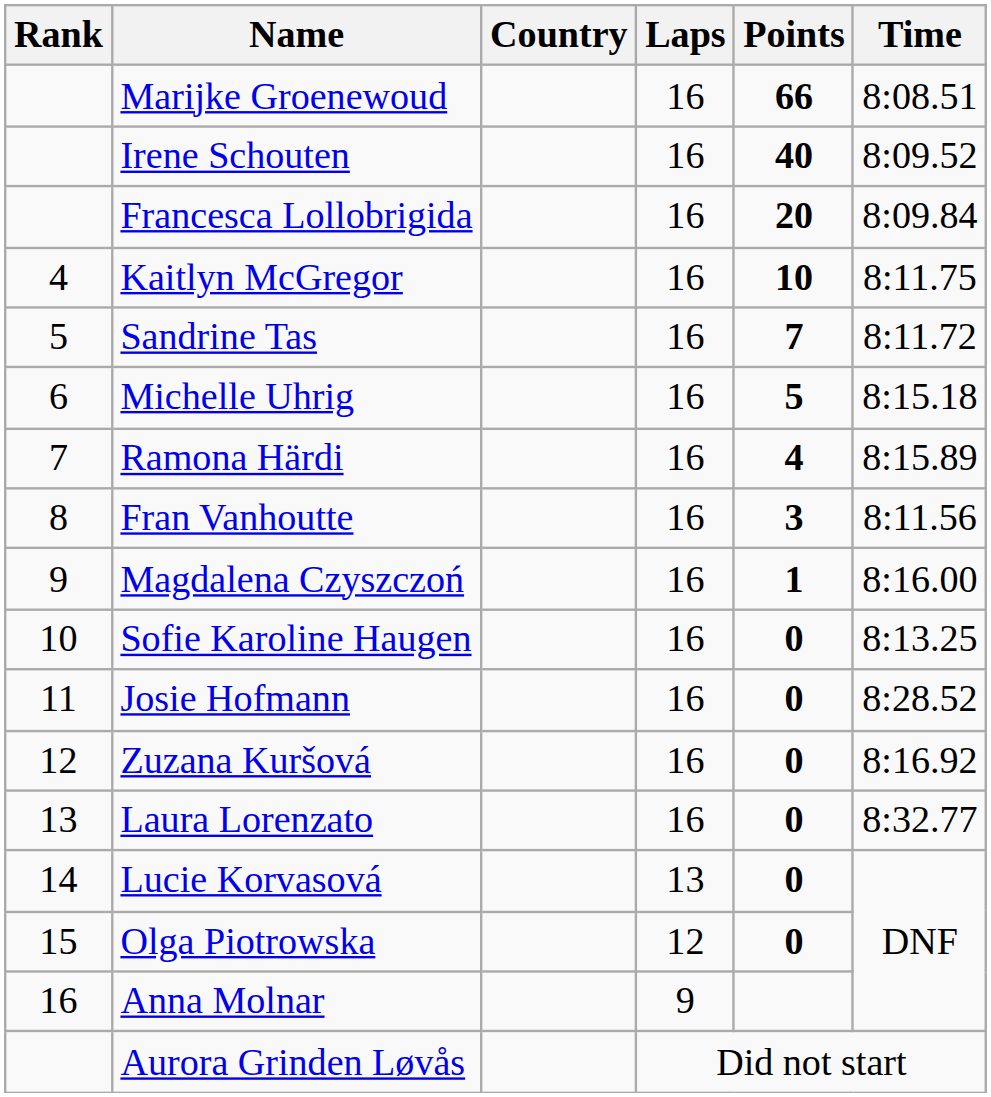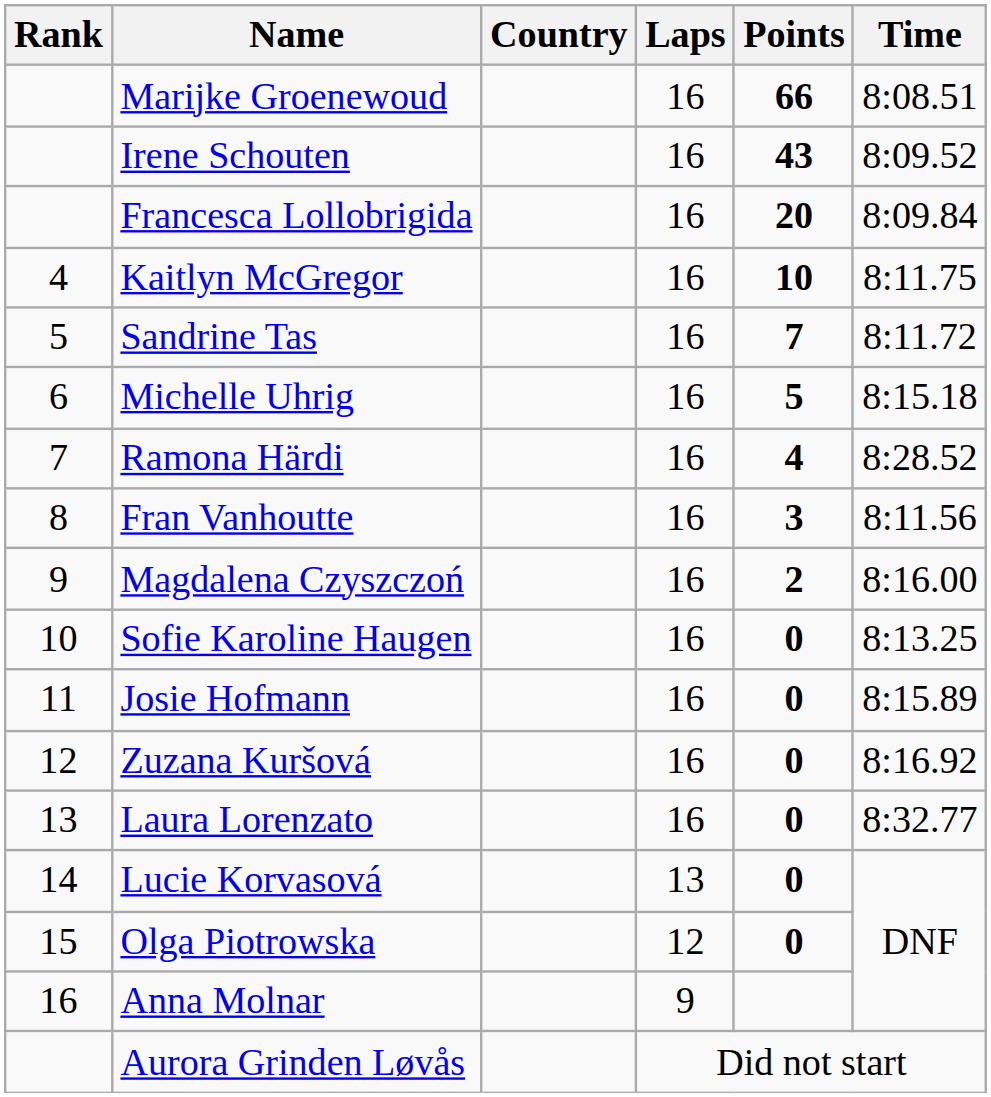(794, 155) 40 -> (794, 155) 43
(920, 457) 8:15.89 -> (920, 457) 8:28.52
(794, 578) 1 -> (794, 578) 2
(920, 699) 8:28.52 -> (920, 699) 8:15.89
